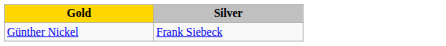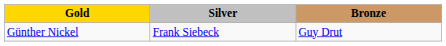+ column: (369, 13)
